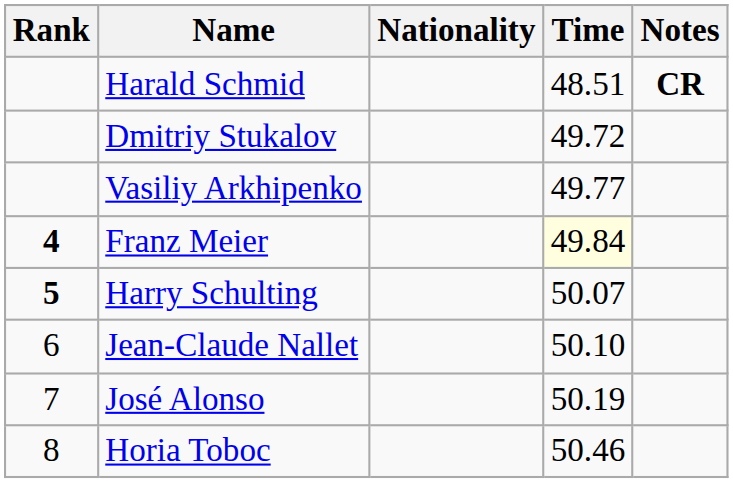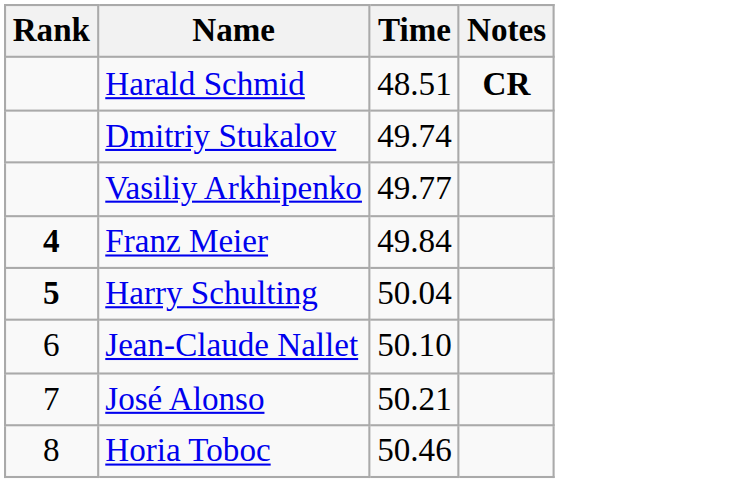- column: (456, 30)
(588, 135) 49.72 -> (414, 135) 49.74
(588, 240) lightyellow background -> (414, 240) no background
(588, 293) 50.07 -> (414, 293) 50.04
(588, 398) 50.19 -> (414, 398) 50.21
